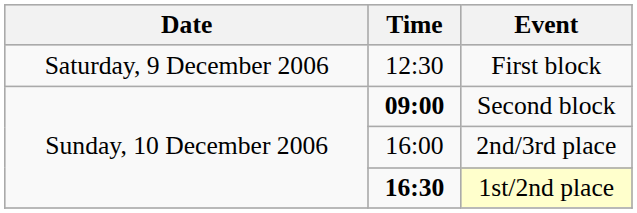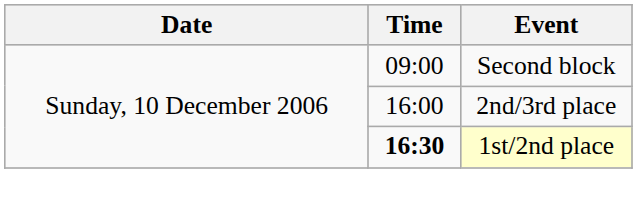- row: (546, 65)
(414, 106) bold -> (414, 65) normal
